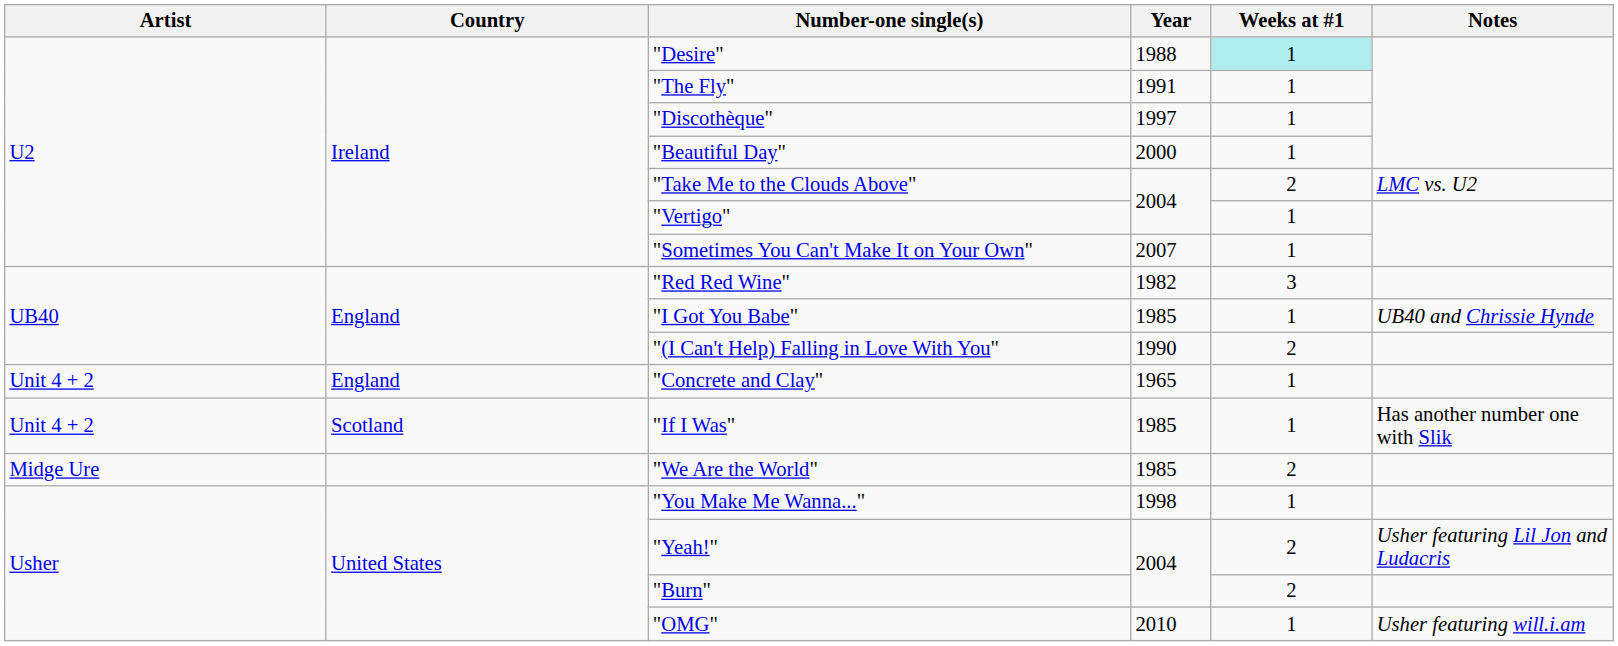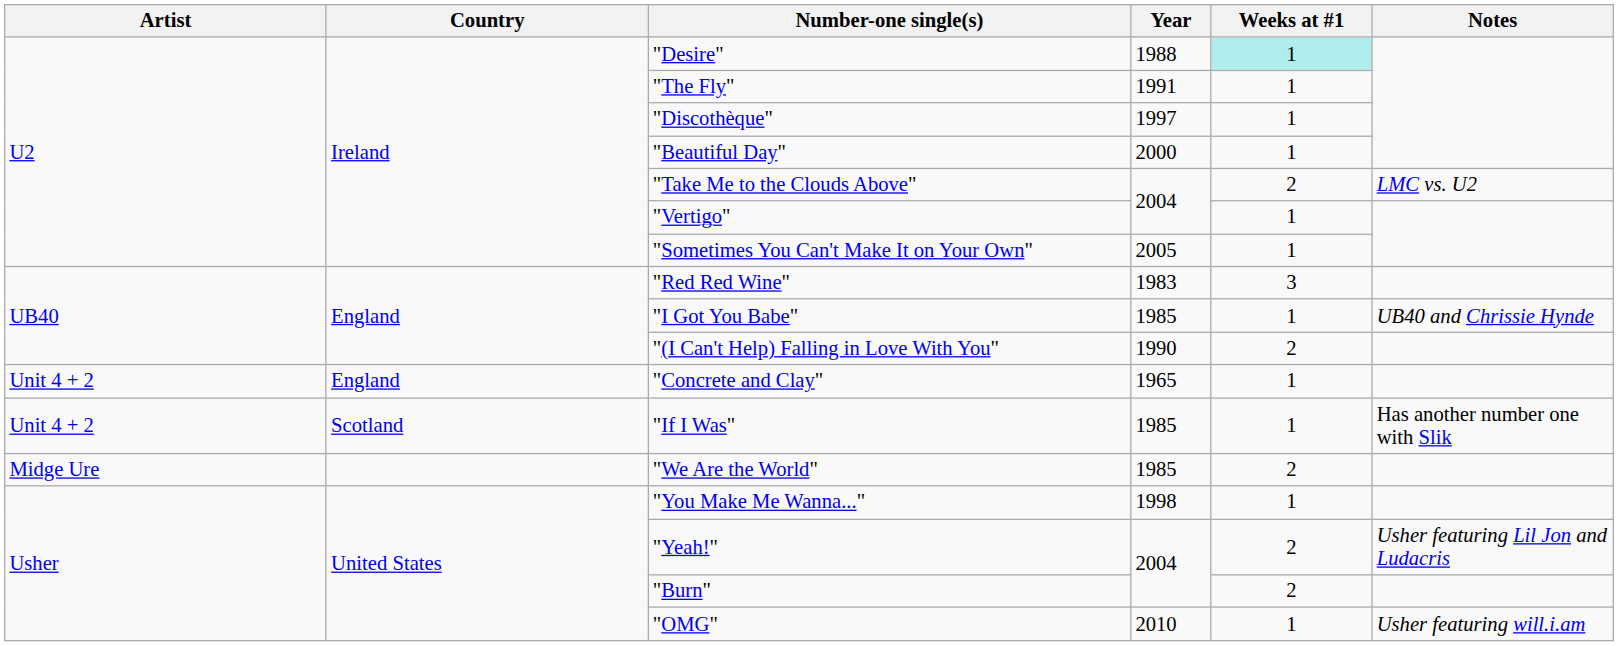(1156, 250) 2007 -> (1156, 250) 2005
(1156, 282) 1982 -> (1156, 282) 1983
